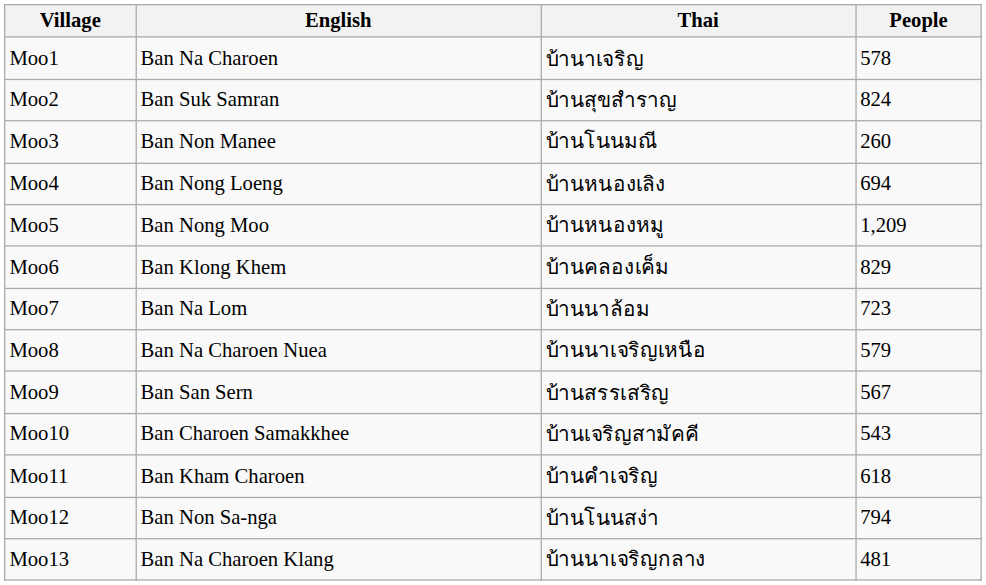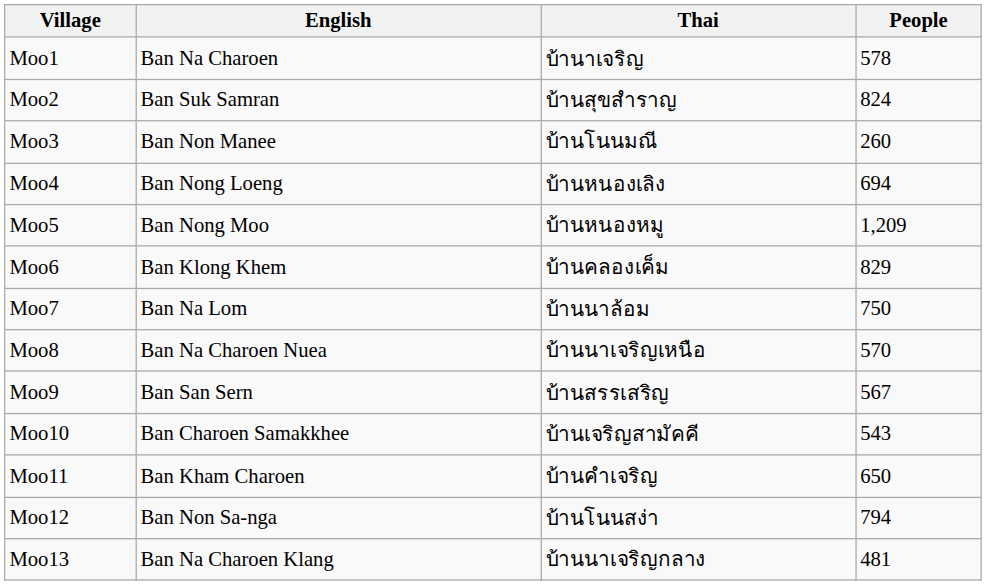(876, 308) 723 -> (876, 308) 750
(876, 350) 579 -> (876, 350) 570
(876, 475) 618 -> (876, 475) 650
